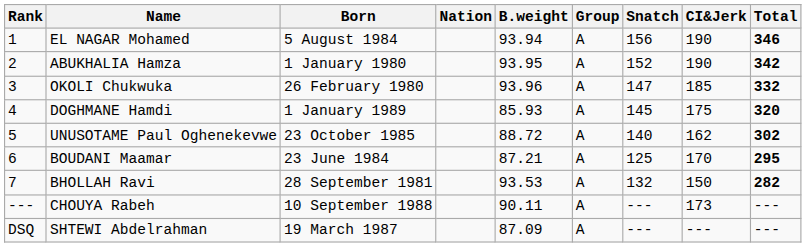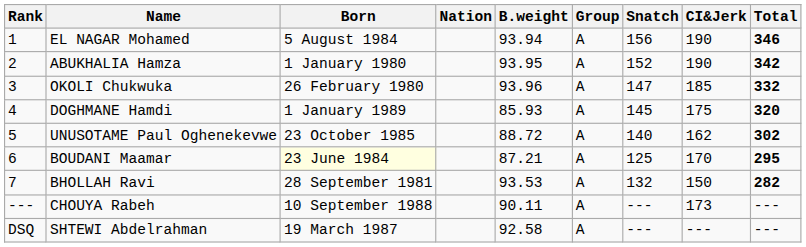(336, 159) no background -> (336, 159) lightyellow background
(521, 230) 87.09 -> (521, 230) 92.58
